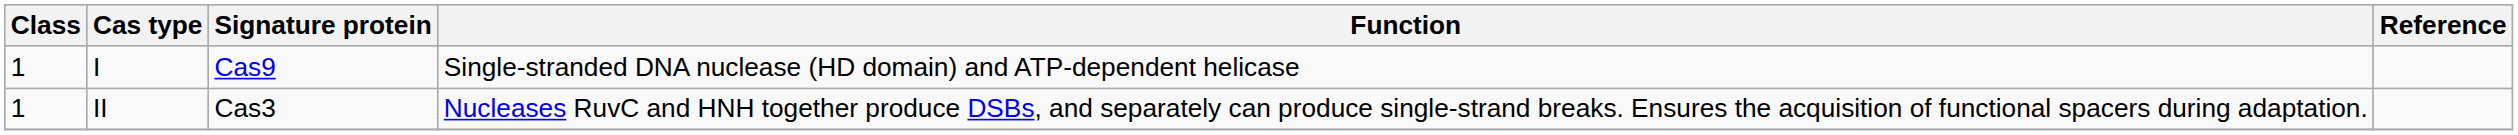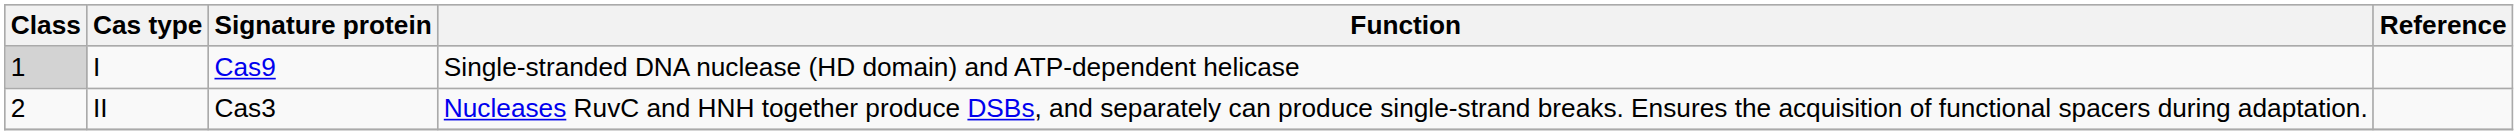(18, 66) no background -> (18, 66) lightgrey background
(18, 108) 1 -> (18, 108) 2
